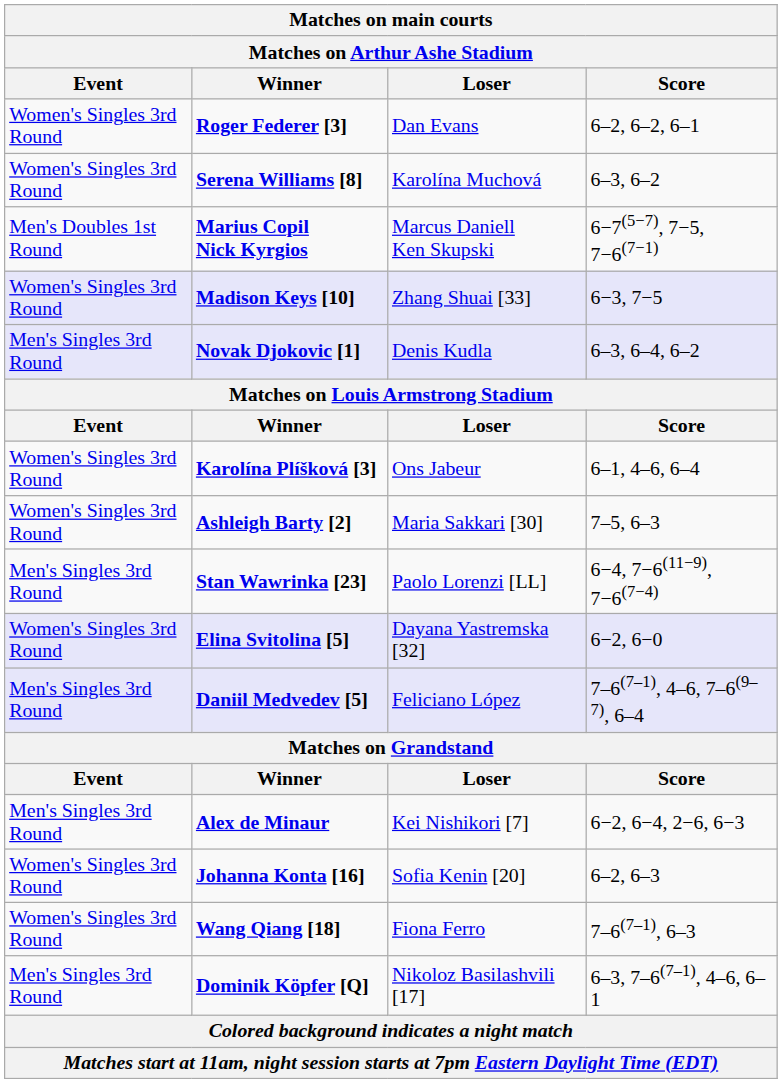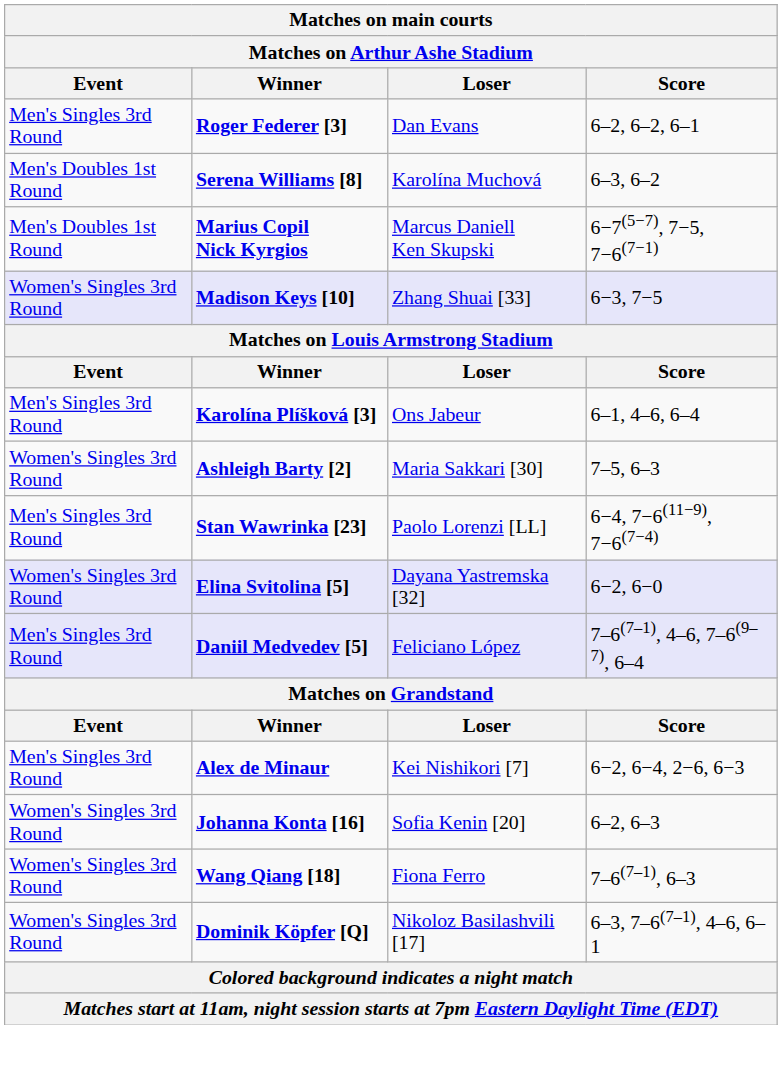(93, 125) Women's Singles 3rd Round -> (80, 125) Men's Singles 3rd Round
(93, 179) Women's Singles 3rd Round -> (83, 179) Men's Doubles 1st Round
- row: (278, 351)
(93, 468) Women's Singles 3rd Round -> (80, 414) Men's Singles 3rd Round
(80, 985) Men's Singles 3rd Round -> (93, 931) Women's Singles 3rd Round
